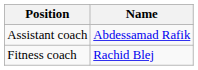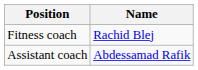rows swapped: (47, 34) <-> (42, 55)
